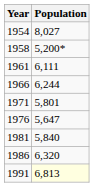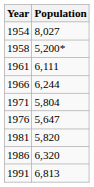(47, 102) 5,801 -> (47, 102) 5,804
(47, 137) 5,840 -> (47, 137) 5,820
(47, 173) lightyellow background -> (47, 173) no background
